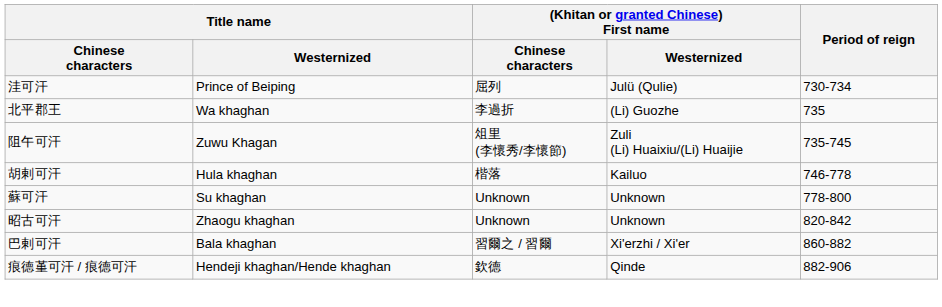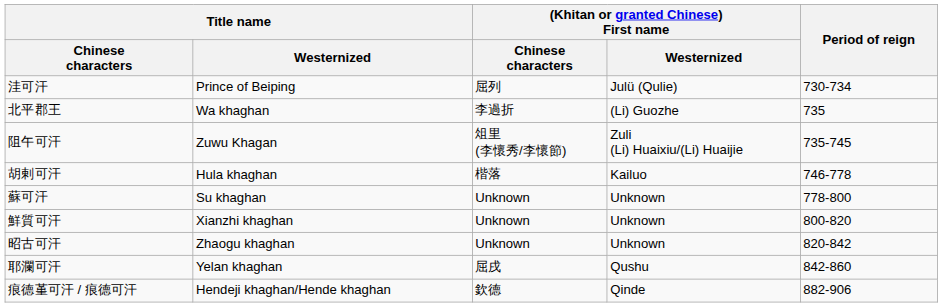+ row: (35, 220)
+ row: (35, 266)
- row: (35, 243)
